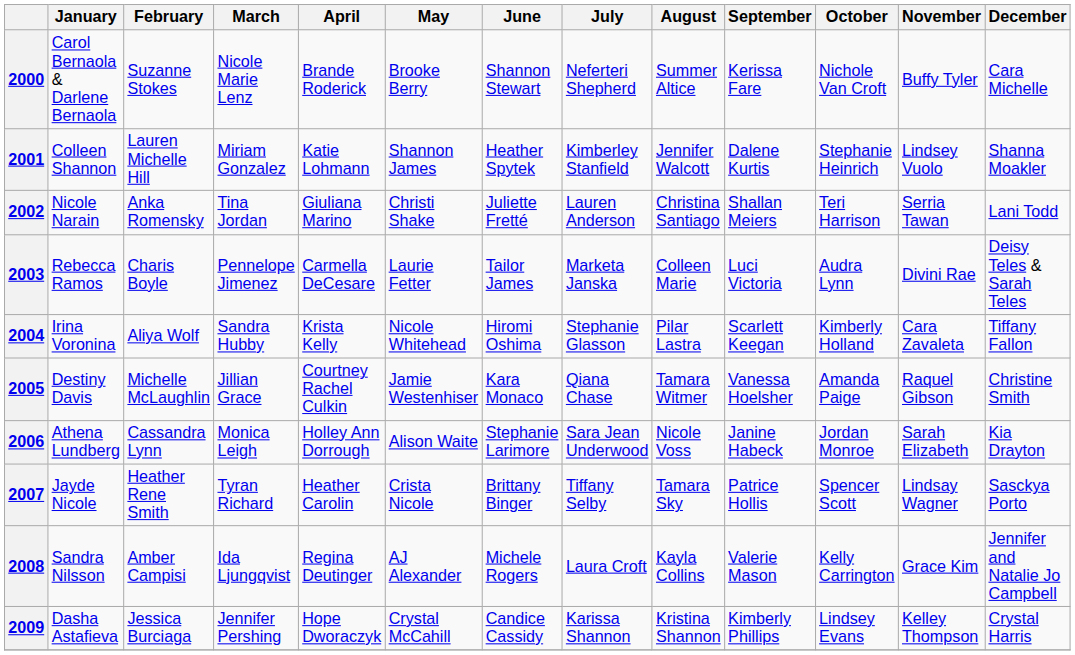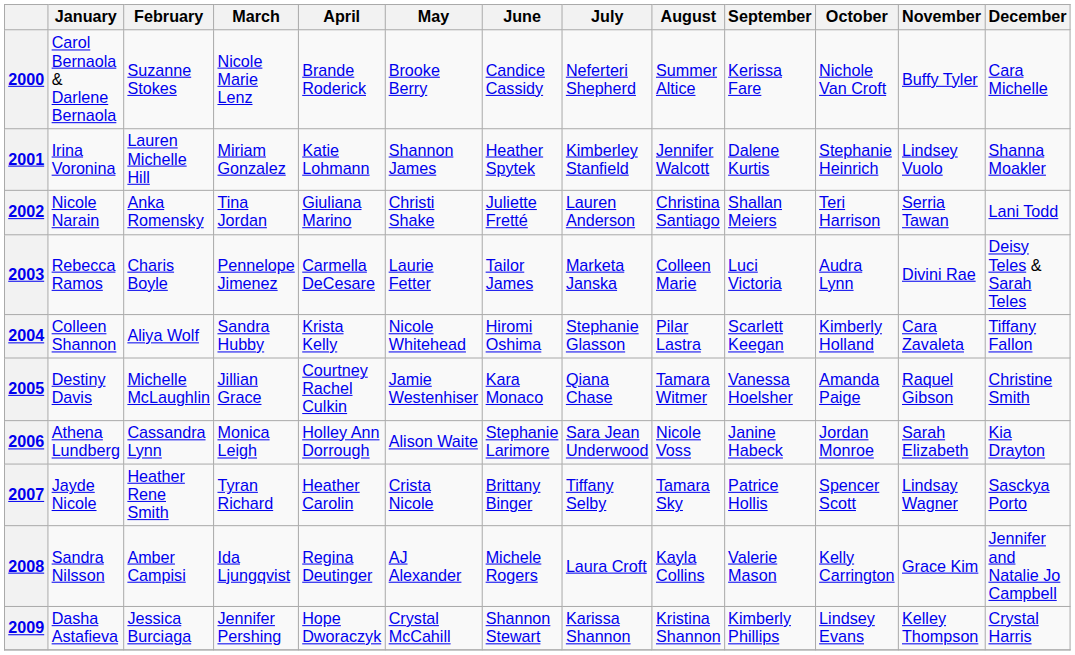(518, 79) Shannon Stewart -> (515, 79) Candice Cassidy
(84, 159) Colleen Shannon -> (84, 159) Irina Voronina
(84, 336) Irina Voronina -> (84, 336) Colleen Shannon
(515, 628) Candice Cassidy -> (518, 628) Shannon Stewart
